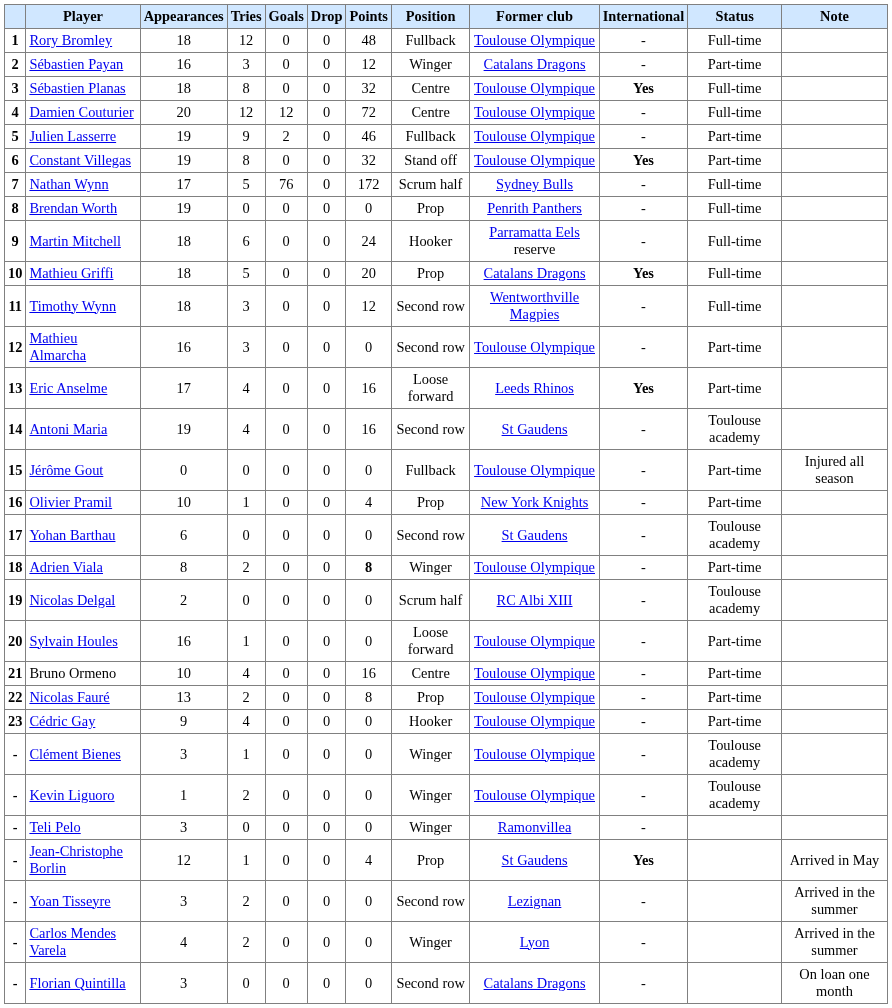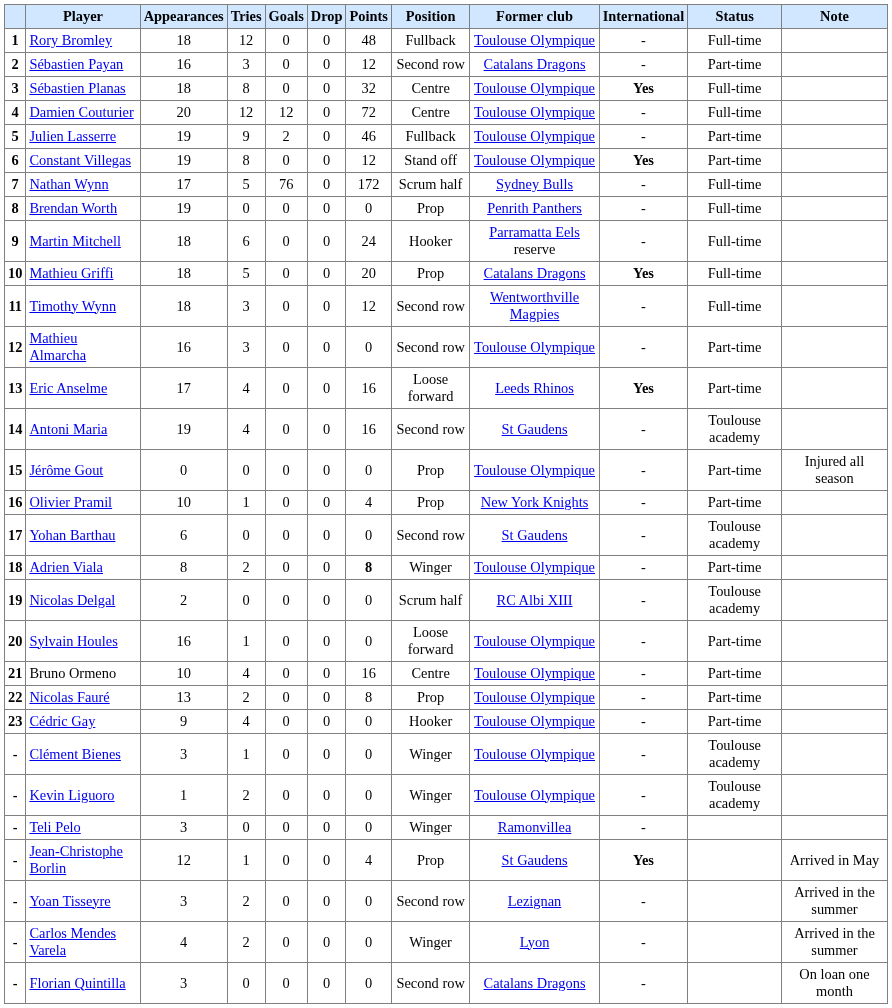(431, 64) Winger -> (431, 64) Second row
(369, 160) 32 -> (369, 160) 12
(431, 470) Fullback -> (431, 470) Prop
